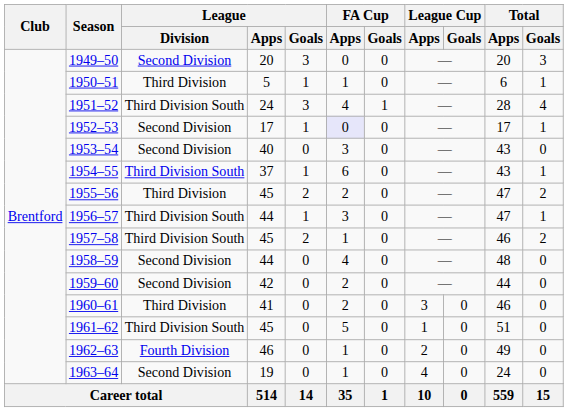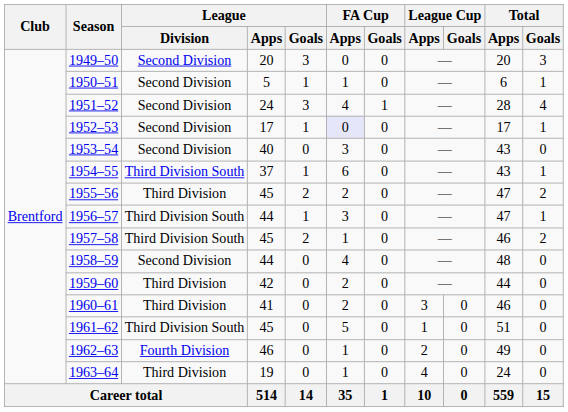(185, 82) Third Division -> (185, 82) Second Division
(185, 104) Third Division South -> (185, 104) Second Division
(185, 283) Second Division -> (185, 283) Third Division
(185, 372) Second Division -> (185, 372) Third Division
